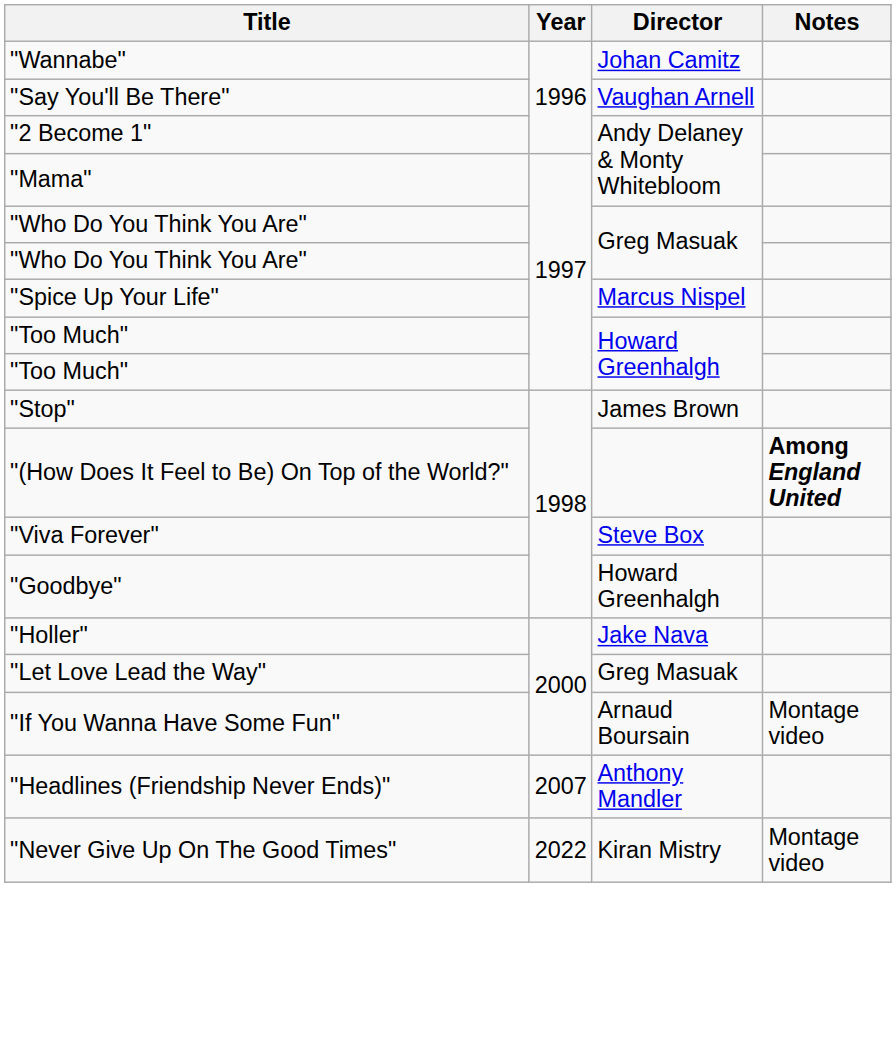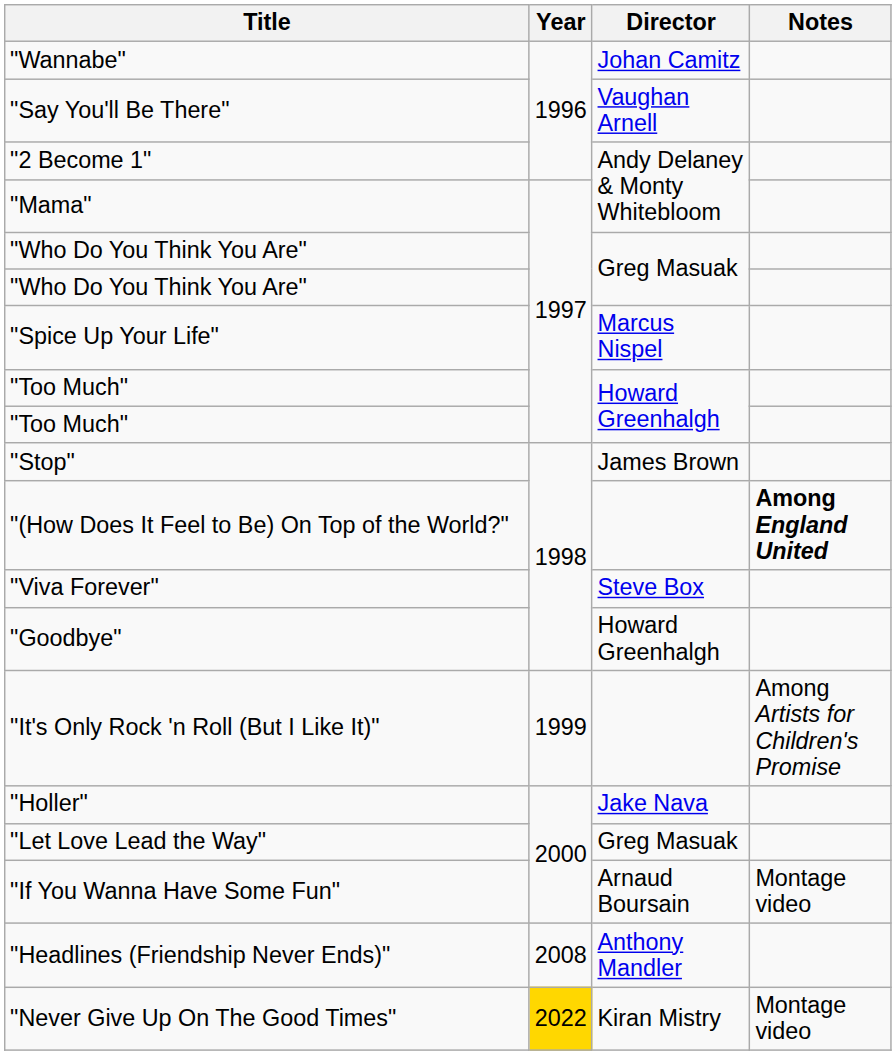+ row: (195, 728)
(561, 786) 2007 -> (561, 955) 2008
(561, 849) no background -> (561, 1018) gold background
